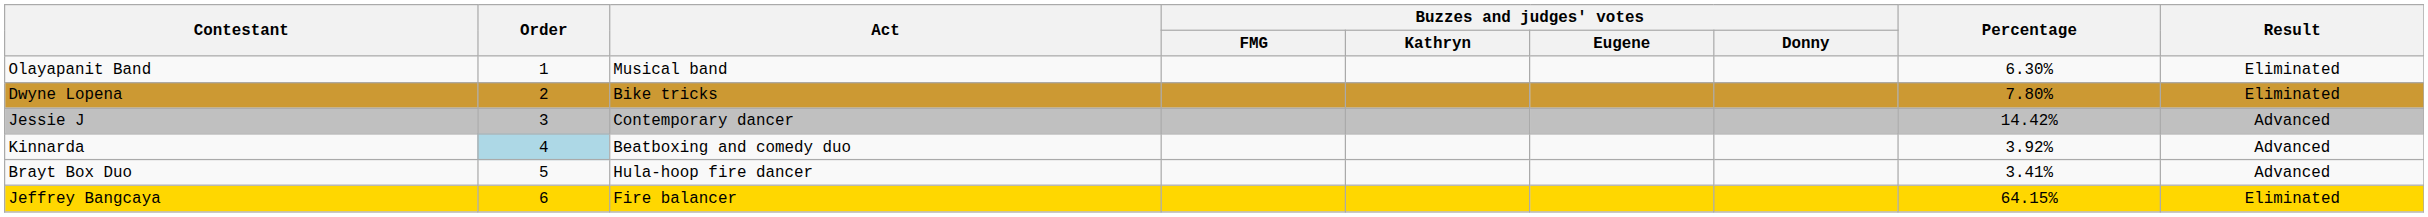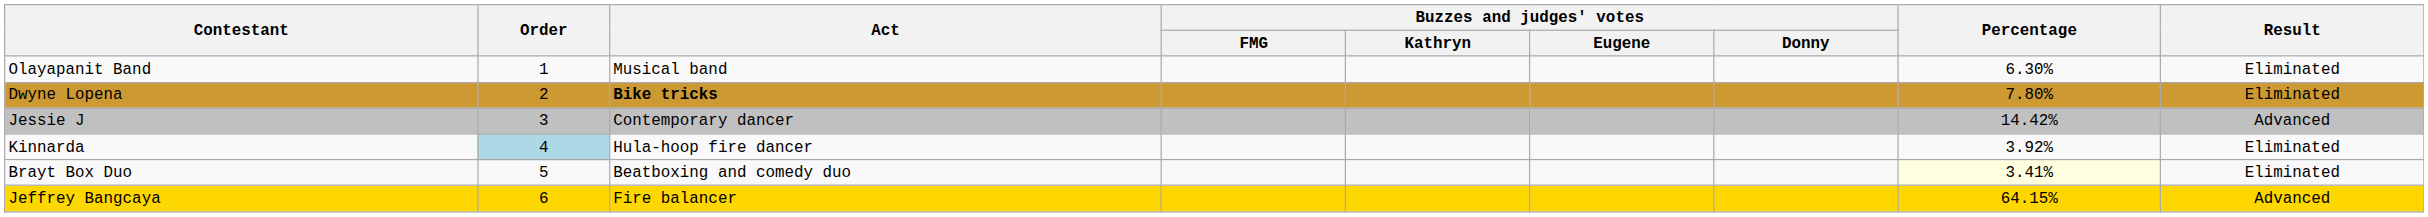(666, 95) normal -> (666, 95) bold
(732, 147) Beatboxing and comedy duo -> (713, 147) Hula-hoop fire dancer
(2292, 147) Advanced -> (2292, 147) Eliminated
(713, 173) Hula-hoop fire dancer -> (732, 173) Beatboxing and comedy duo
(2029, 173) no background -> (2029, 173) lightyellow background
(2292, 173) Advanced -> (2292, 173) Eliminated
(2292, 198) Eliminated -> (2292, 198) Advanced
